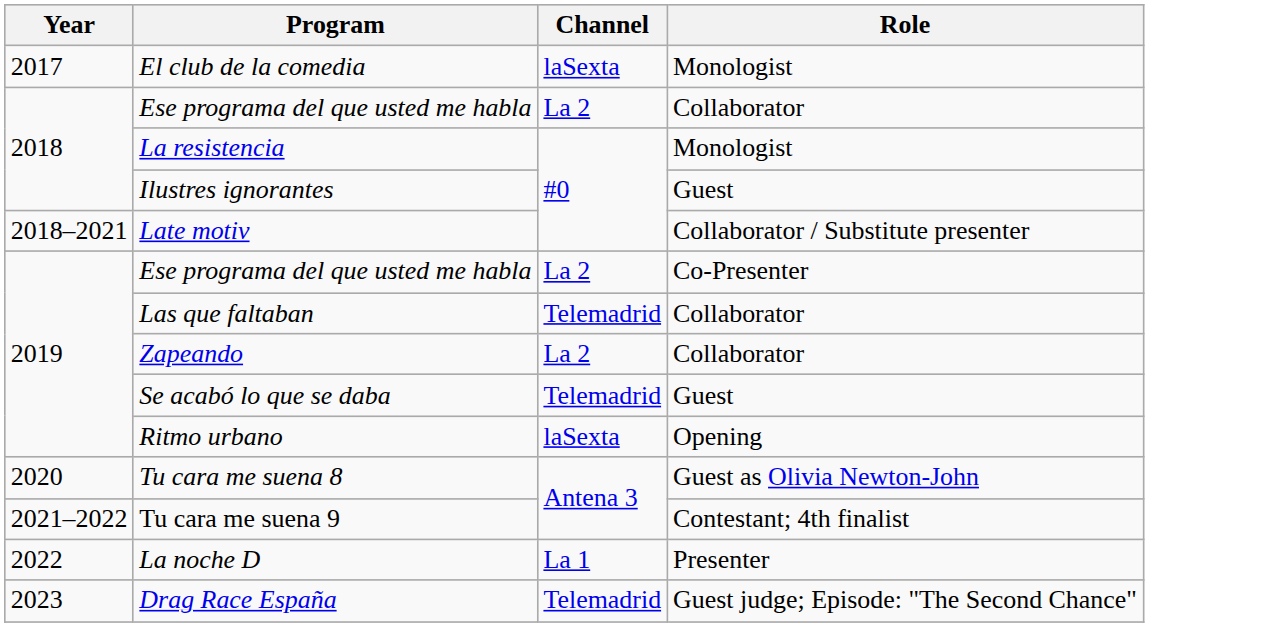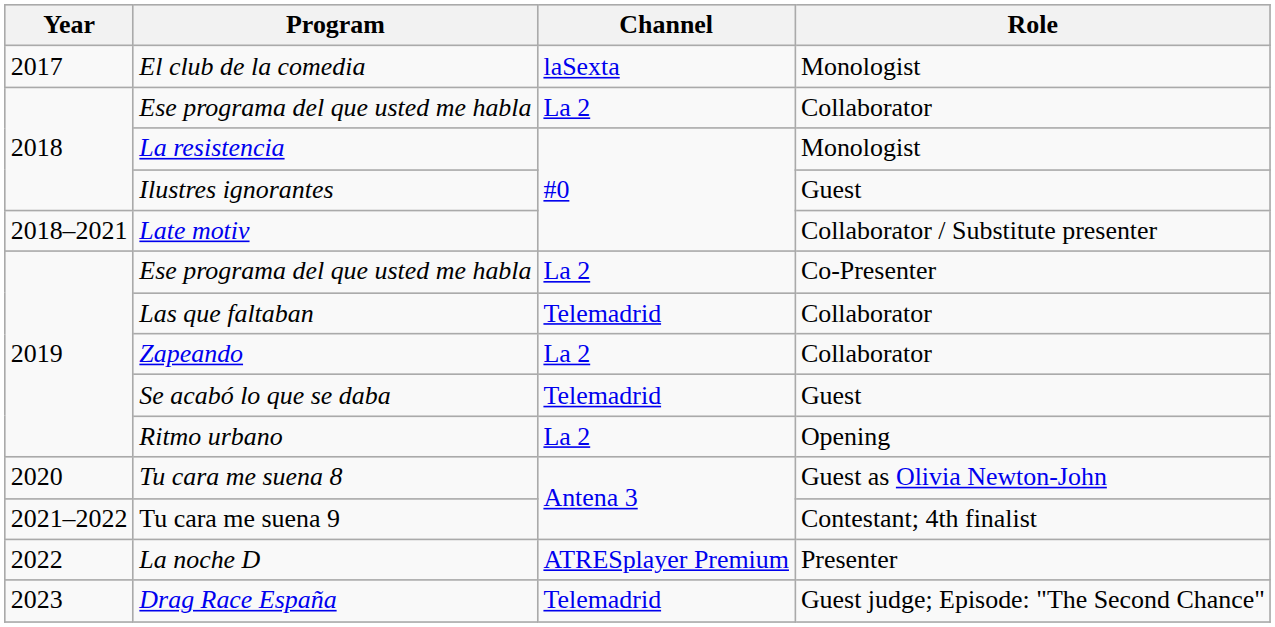(582, 436) laSexta -> (567, 436) La 2
(567, 559) La 1 -> (666, 559) ATRESplayer Premium
